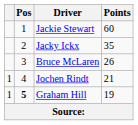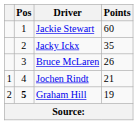(9, 95) 1 -> (9, 95) 2
